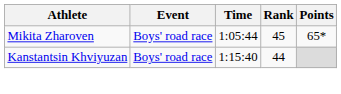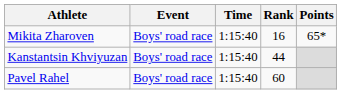(238, 36) 1:05:44 -> (238, 36) 1:15:40
(279, 36) 45 -> (279, 36) 16
+ row: (38, 78)
